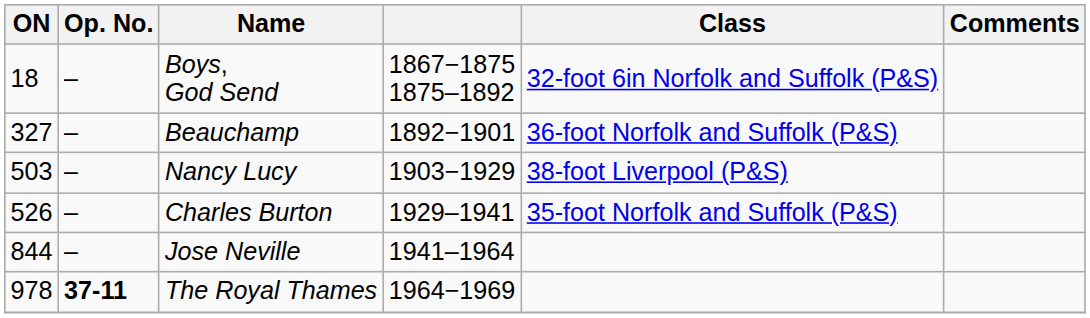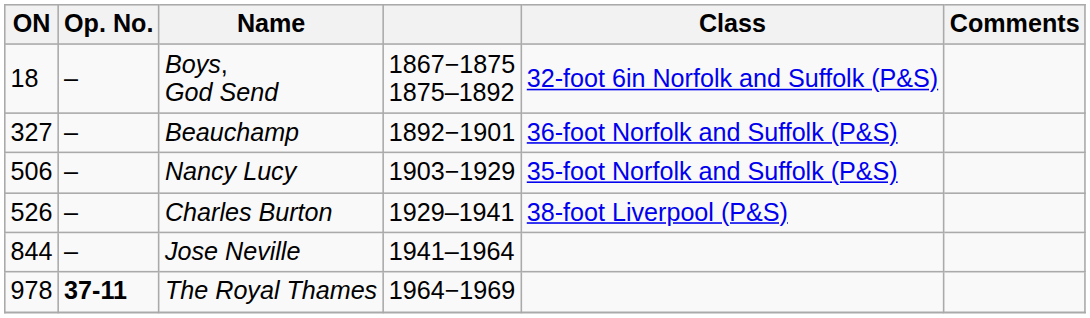(32, 172) 503 -> (32, 172) 506
(657, 172) 38-foot Liverpool (P&S) -> (712, 172) 35-foot Norfolk and Suffolk (P&S)
(712, 212) 35-foot Norfolk and Suffolk (P&S) -> (657, 212) 38-foot Liverpool (P&S)
